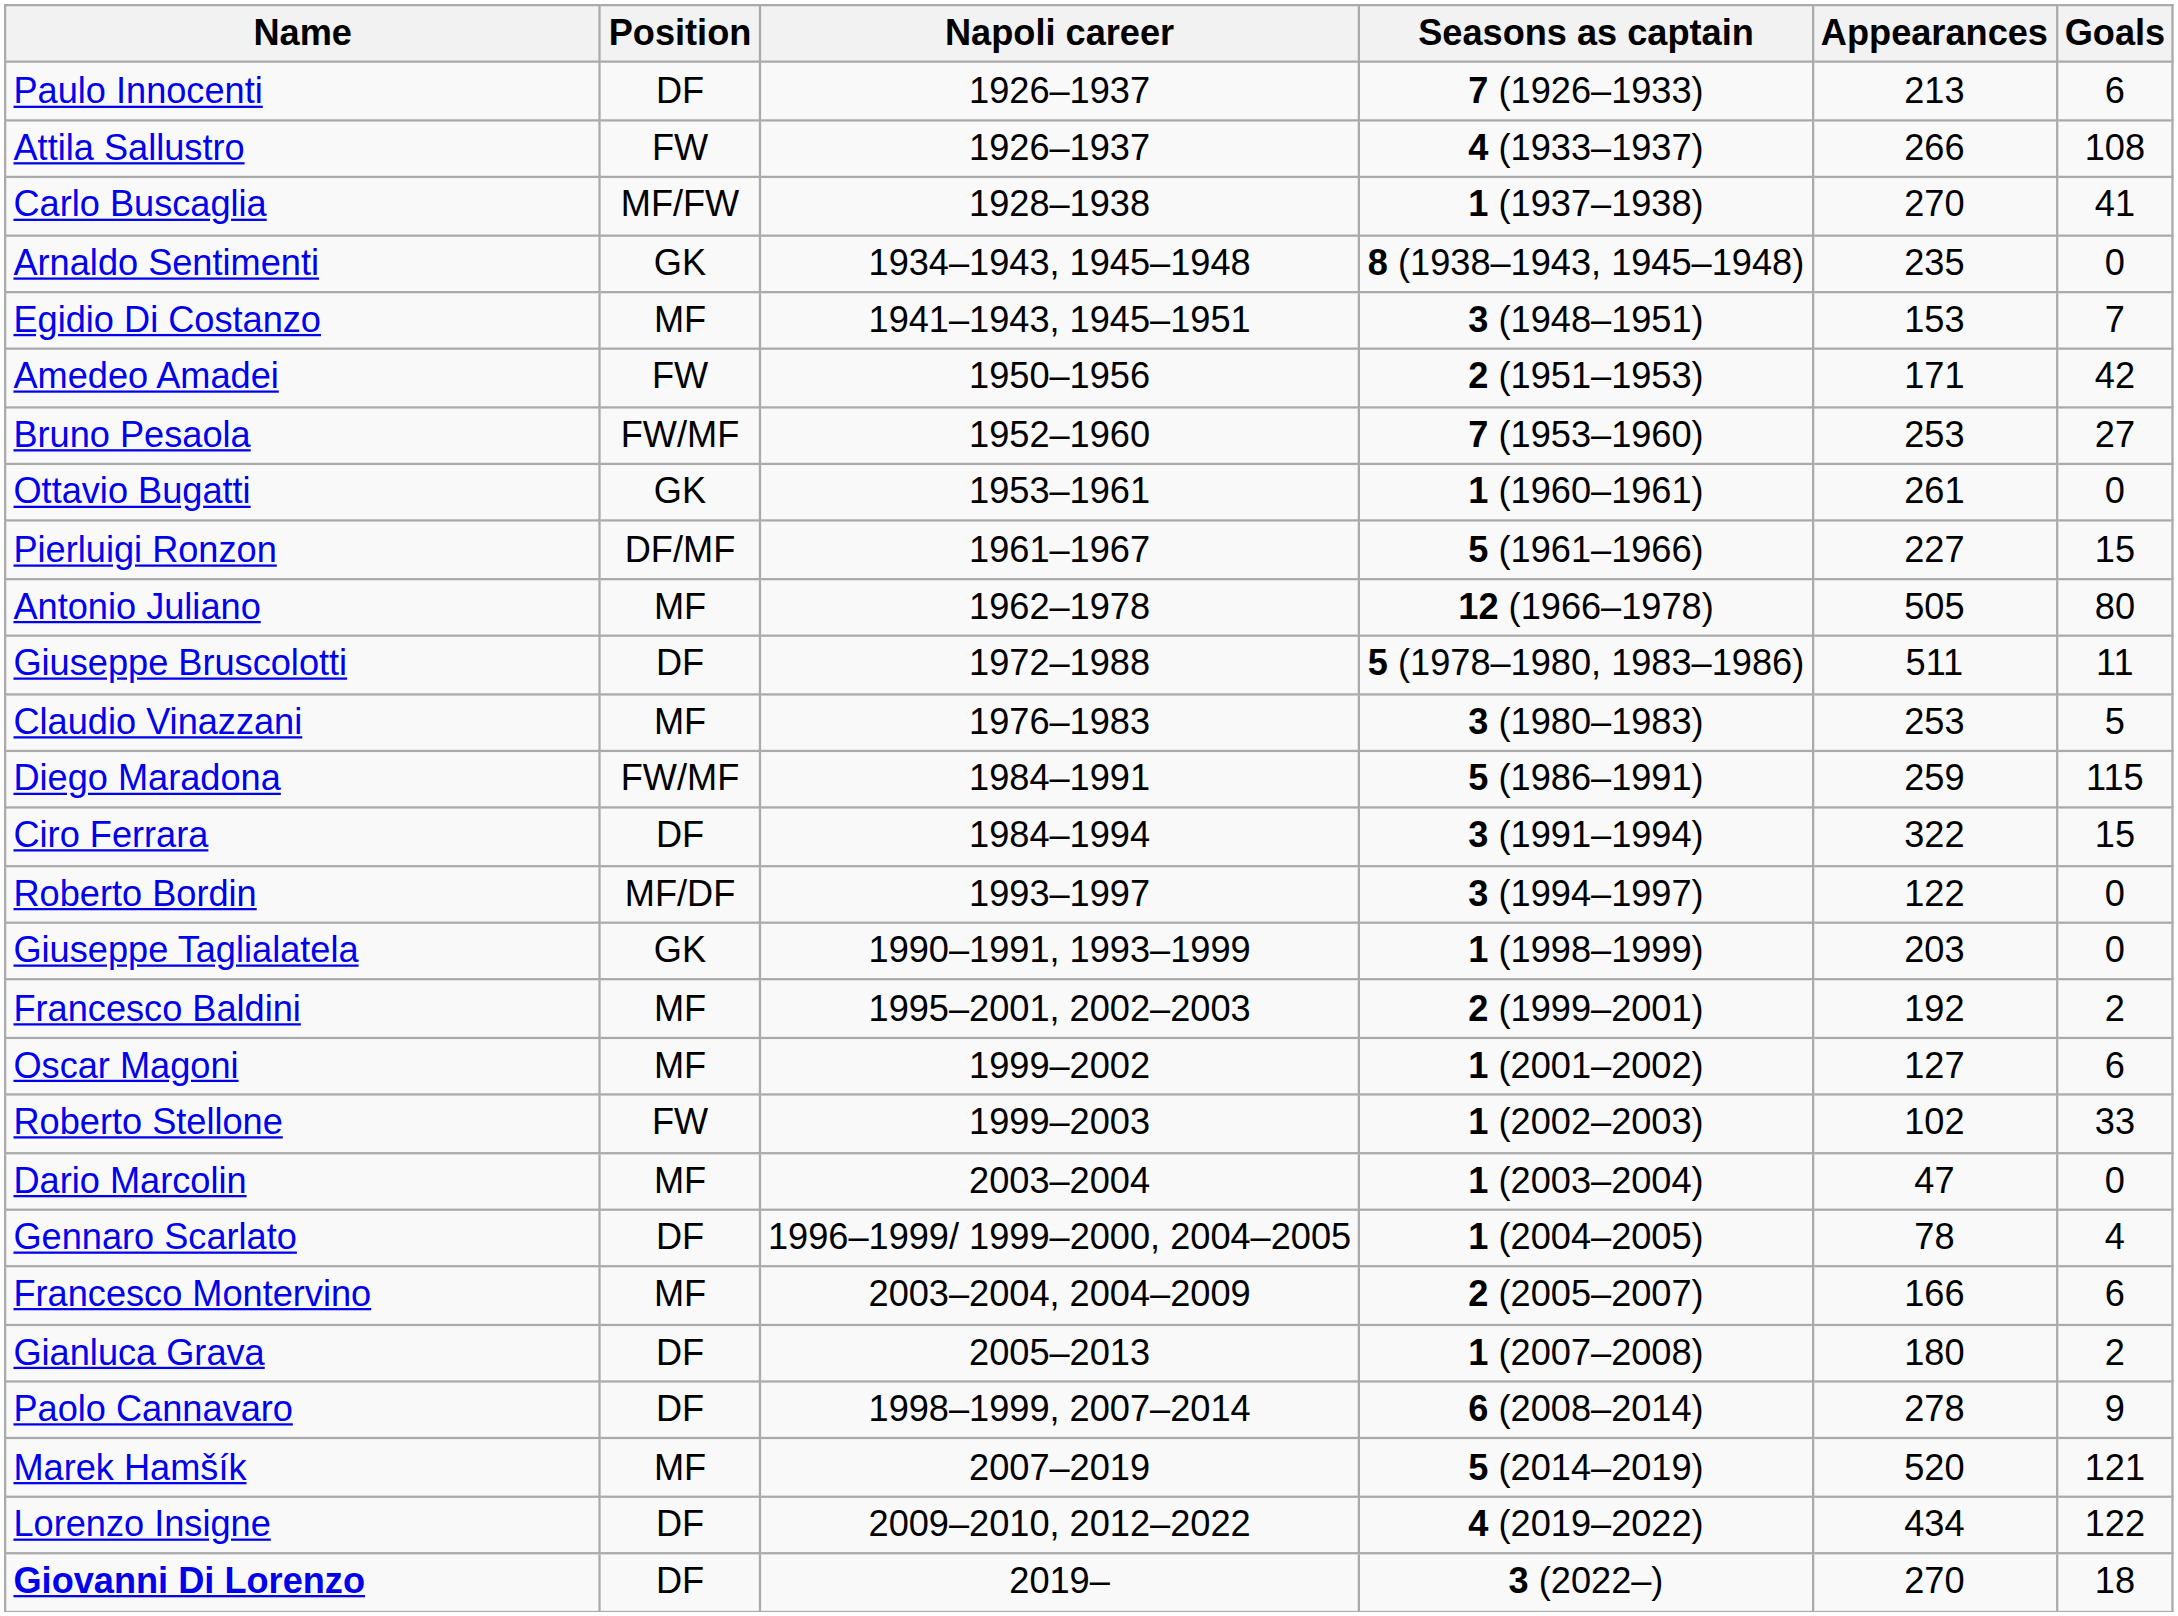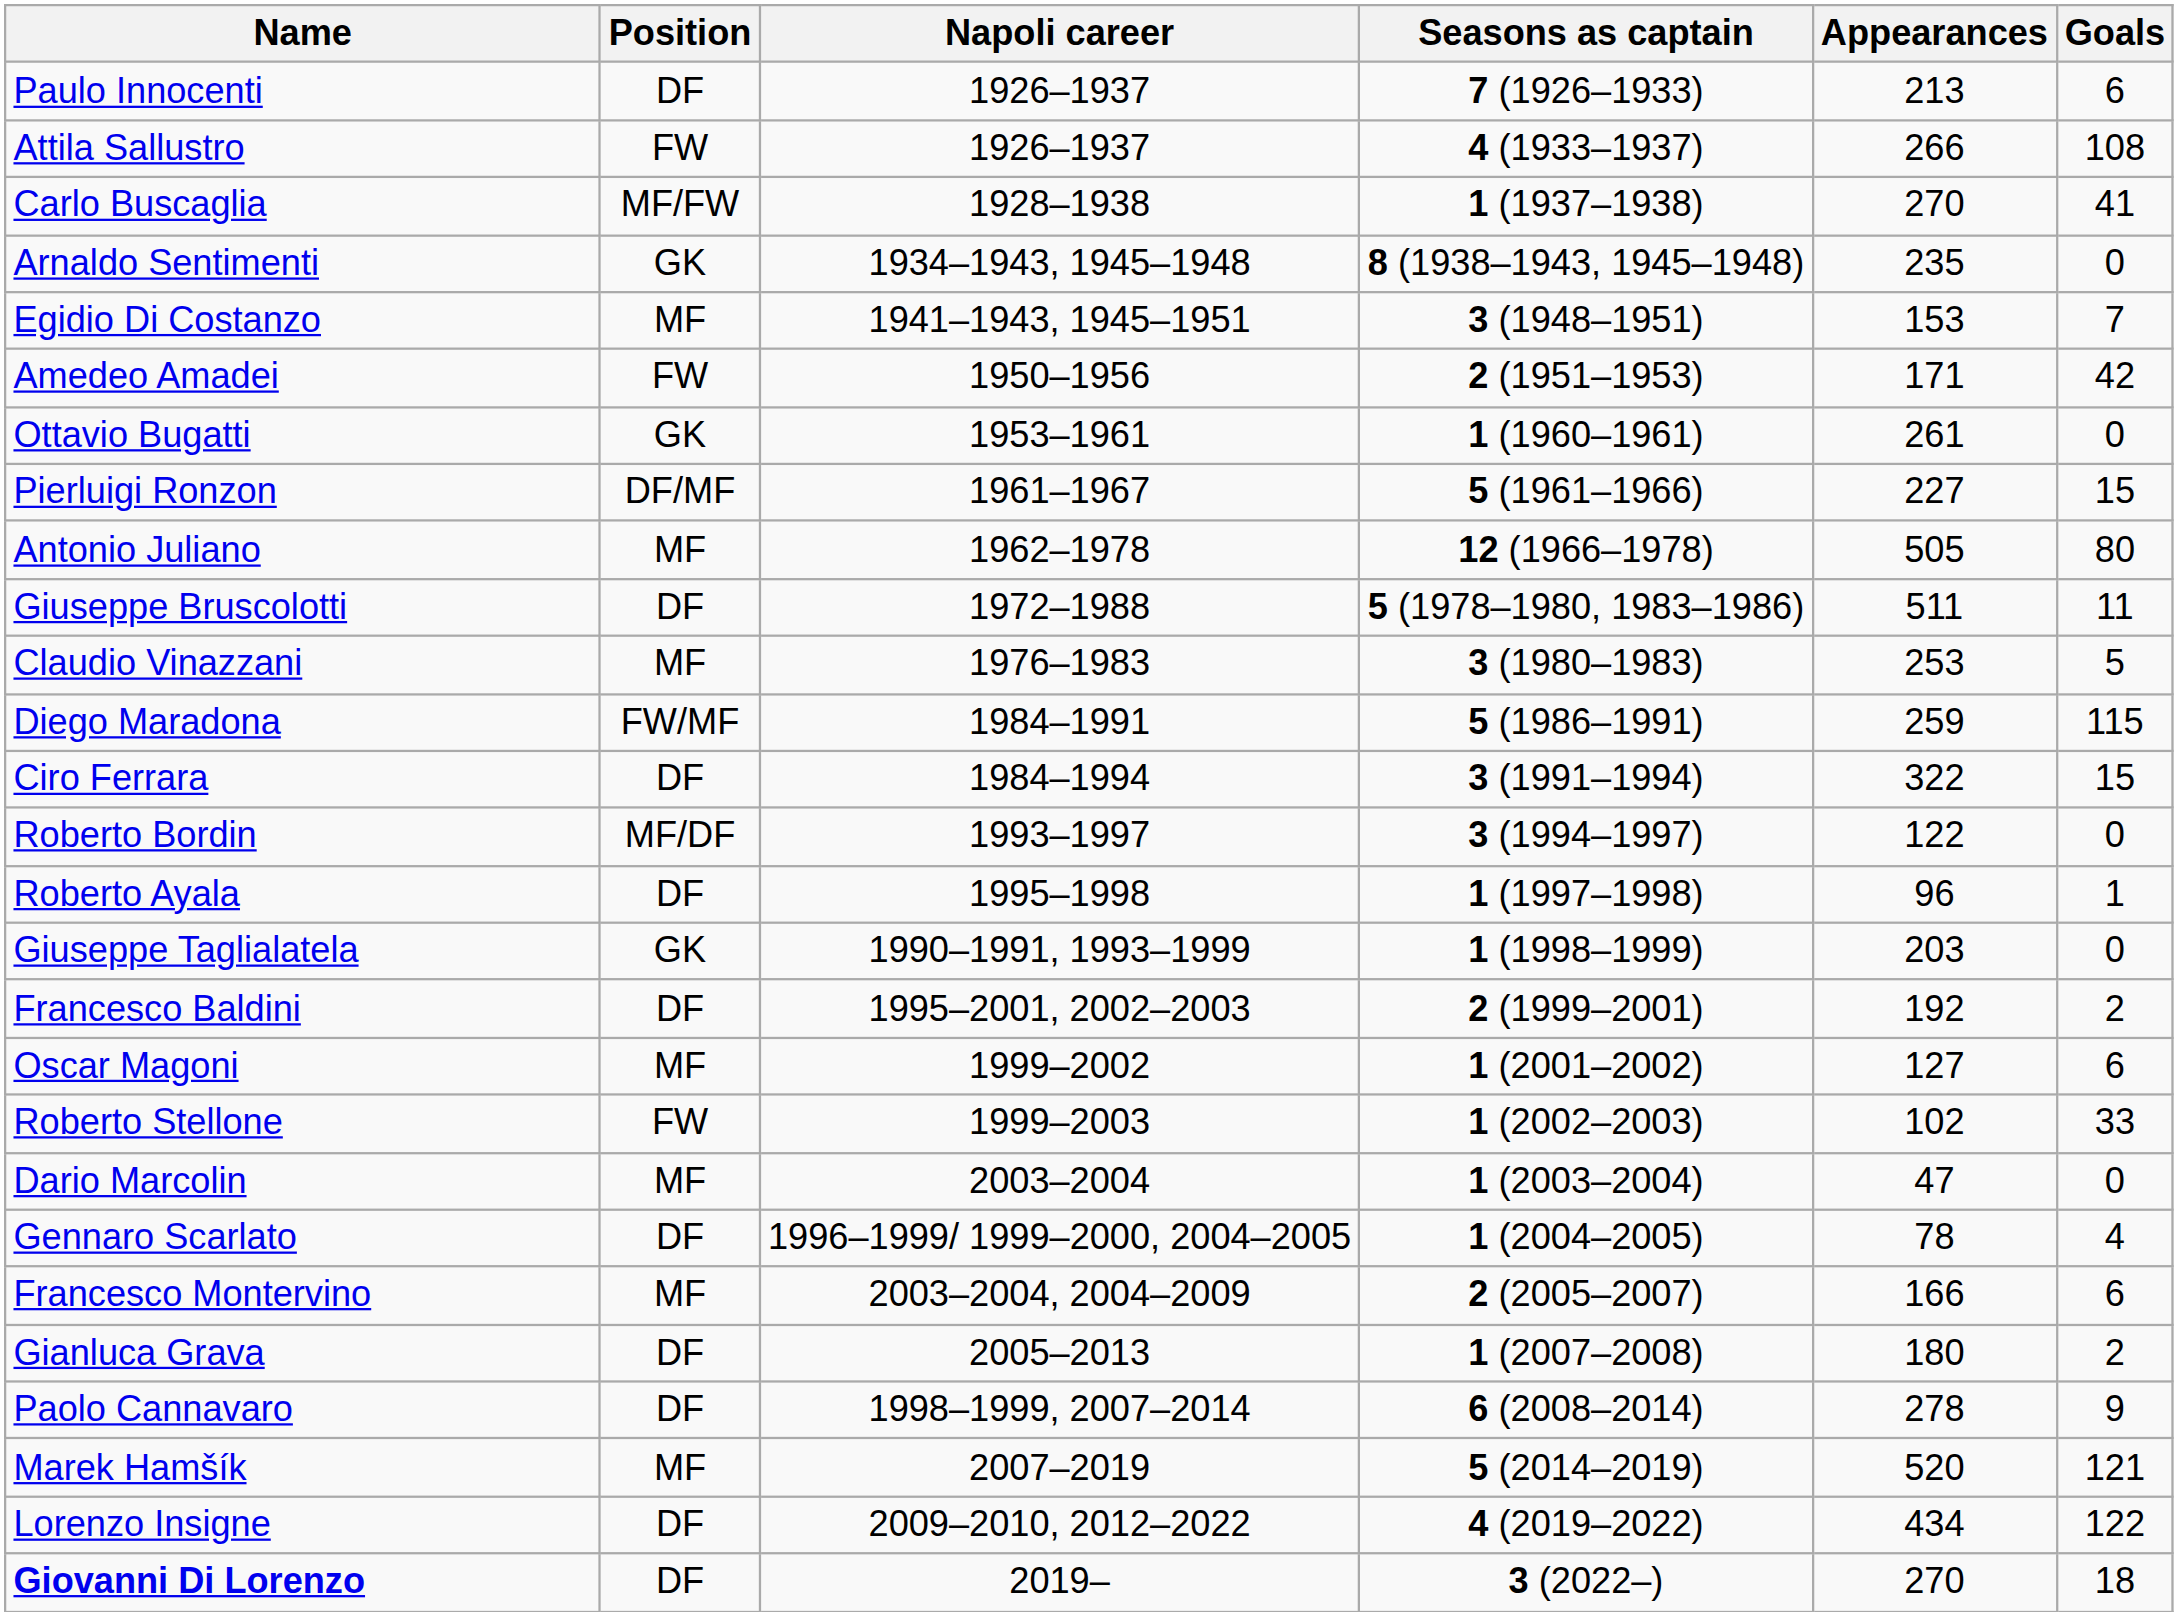- row: (132, 434)
+ row: (127, 893)
(680, 1008) MF -> (680, 1008) DF
